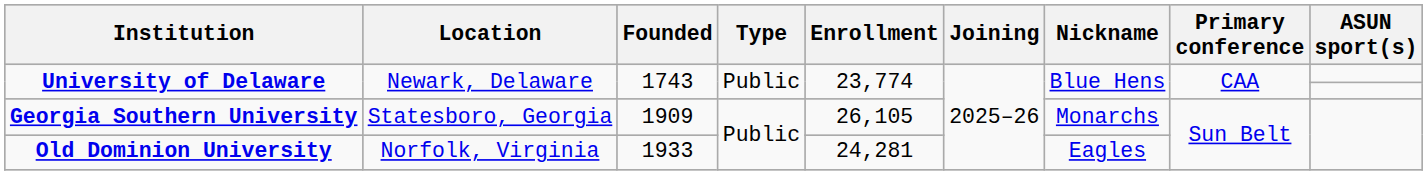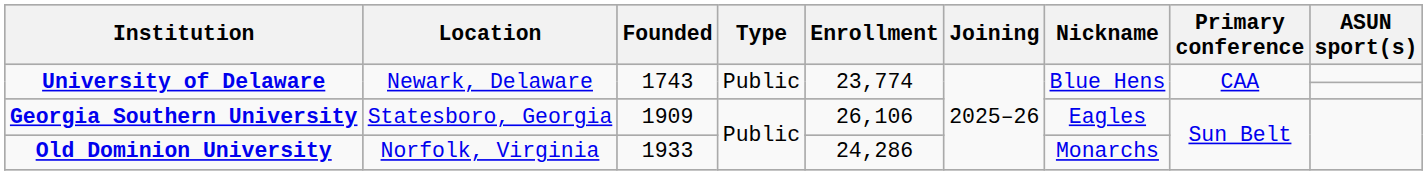(875, 117) 26,105 -> (875, 117) 26,106
(1107, 117) Monarchs -> (1107, 117) Eagles
(875, 152) 24,281 -> (875, 152) 24,286
(1107, 152) Eagles -> (1107, 152) Monarchs
